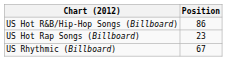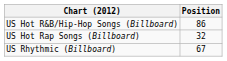(201, 37) 23 -> (201, 37) 32
